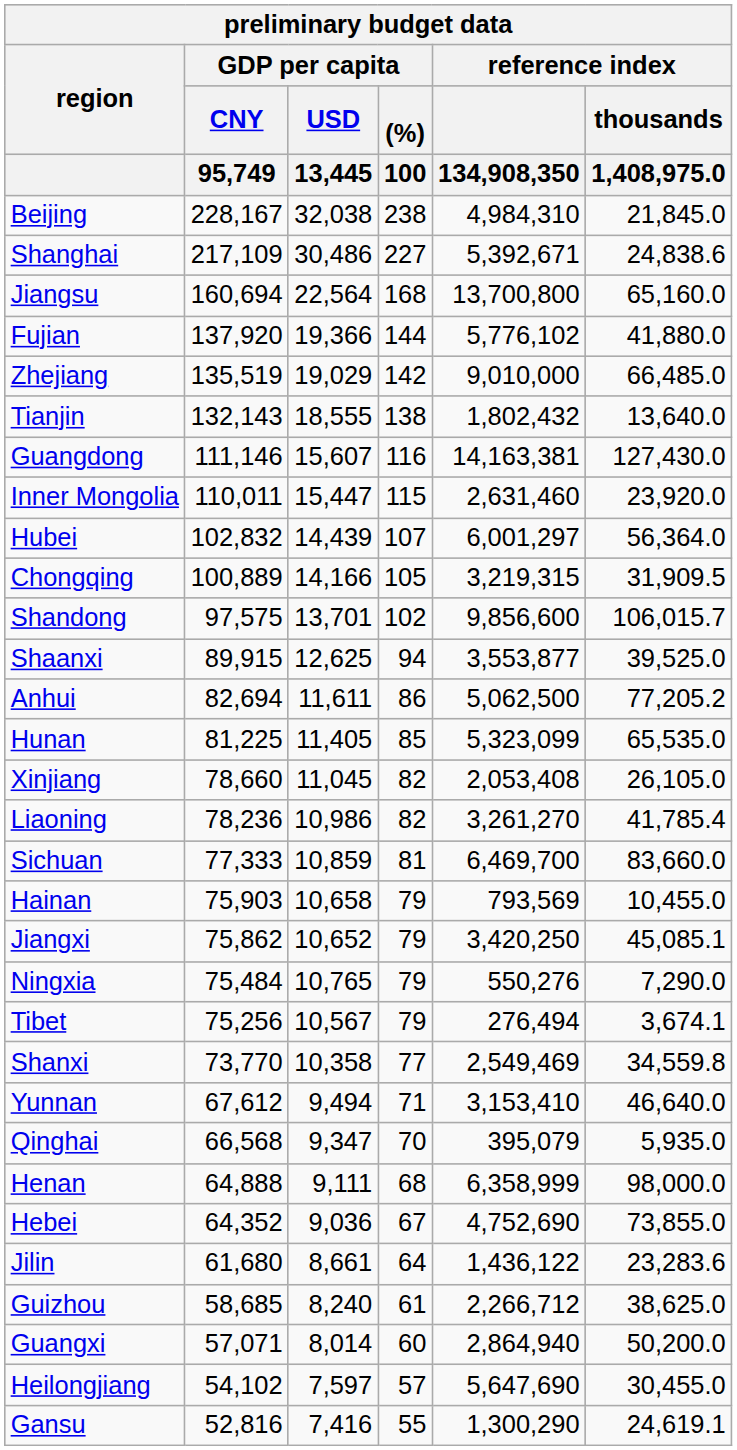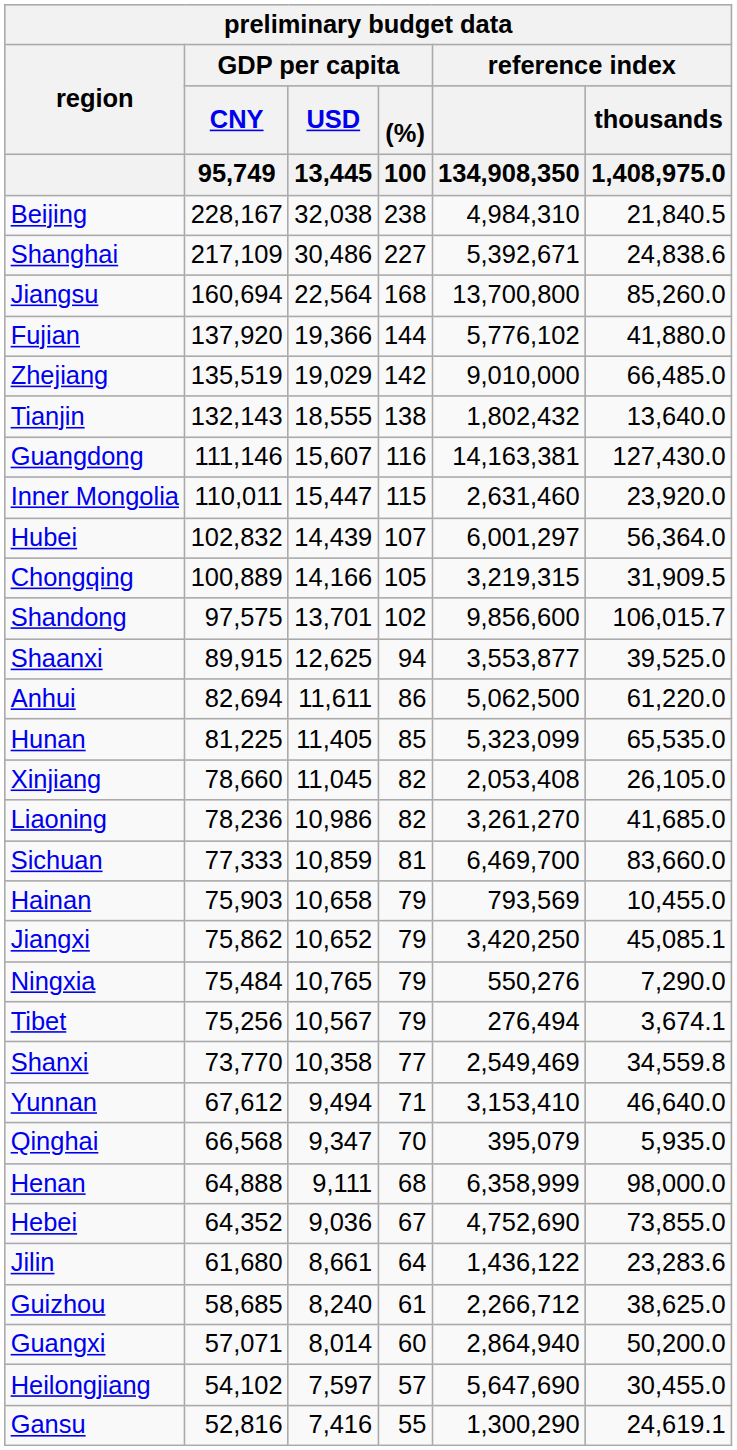(676, 214) 21,845.0 -> (676, 214) 21,840.5
(676, 295) 65,160.0 -> (676, 295) 85,260.0
(676, 698) 77,205.2 -> (676, 698) 61,220.0
(676, 819) 41,785.4 -> (676, 819) 41,685.0
